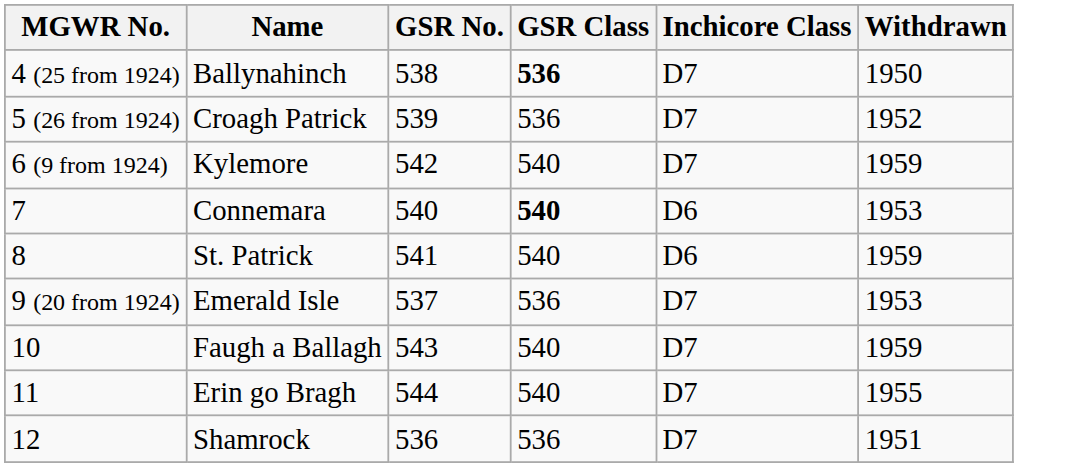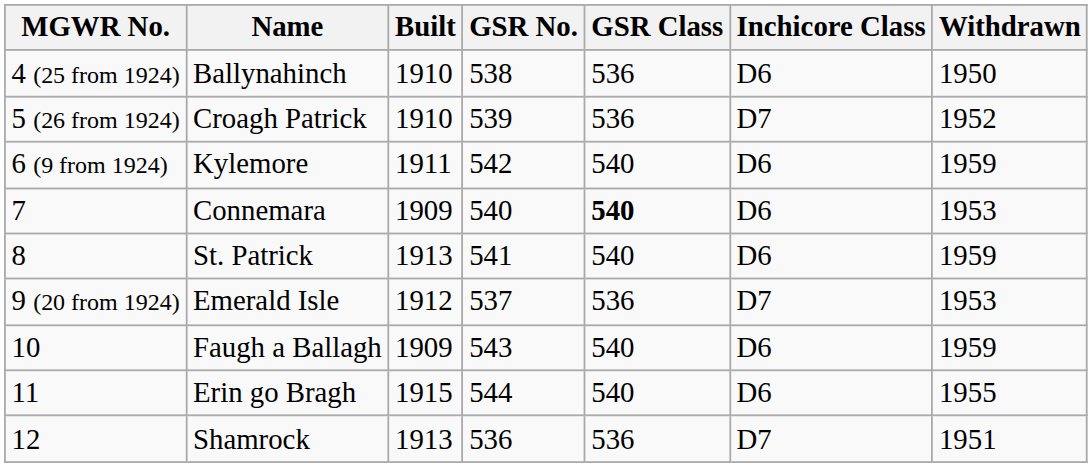+ column: (425, 27)
(539, 73) bold -> (613, 73) normal
(680, 73) D7 -> (754, 73) D6
(680, 164) D7 -> (754, 164) D6
(680, 347) D7 -> (754, 347) D6
(680, 392) D7 -> (754, 392) D6
